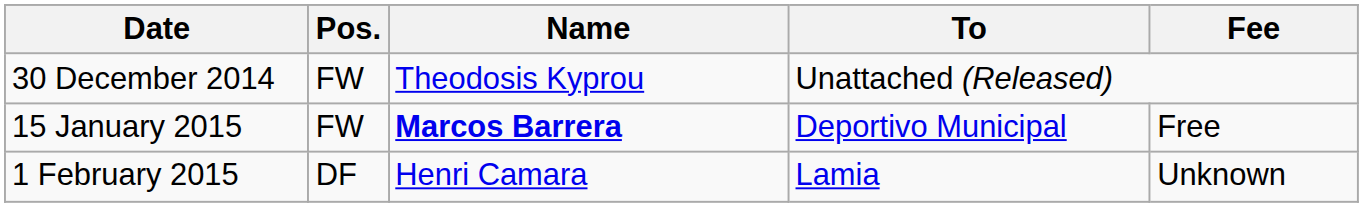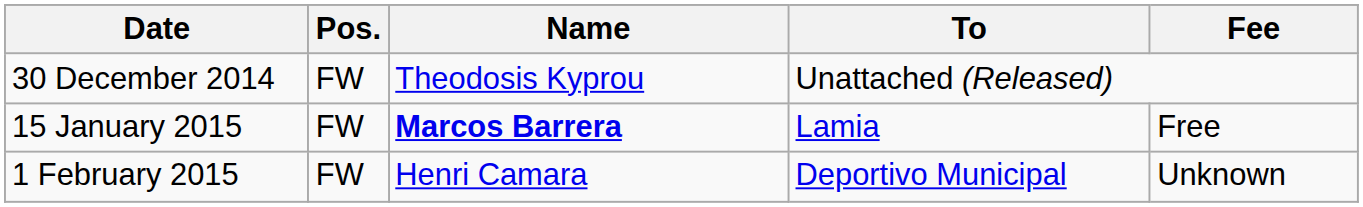(931, 126) Deportivo Municipal -> (838, 126) Lamia
(336, 175) DF -> (340, 175) FW
(838, 175) Lamia -> (931, 175) Deportivo Municipal
